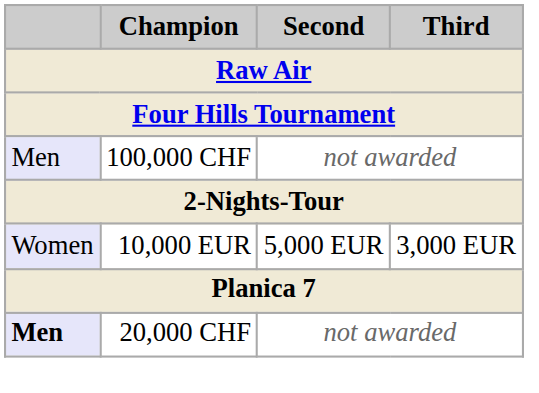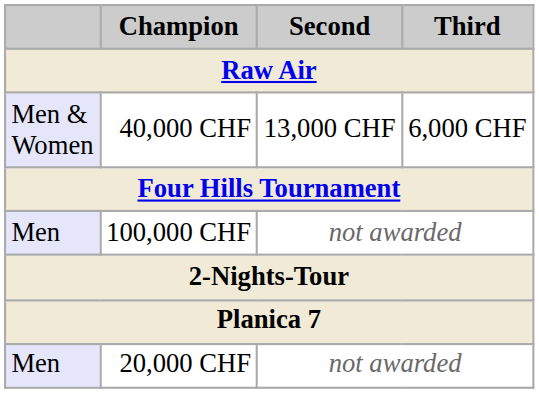+ row: (185, 129)
- row: (185, 245)
(37, 333) bold -> (36, 364) normal
